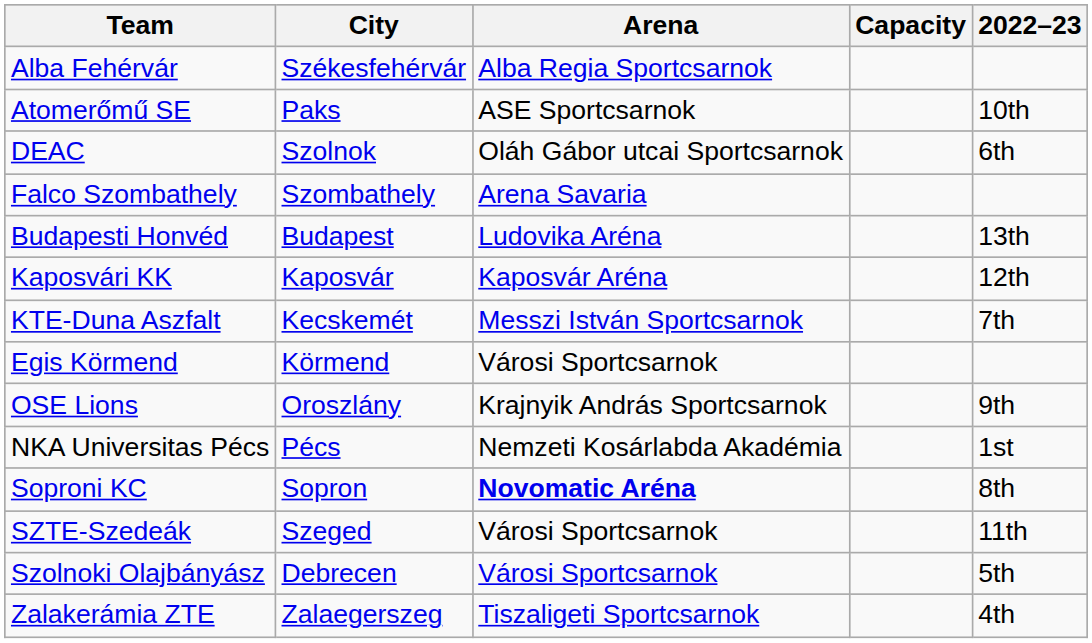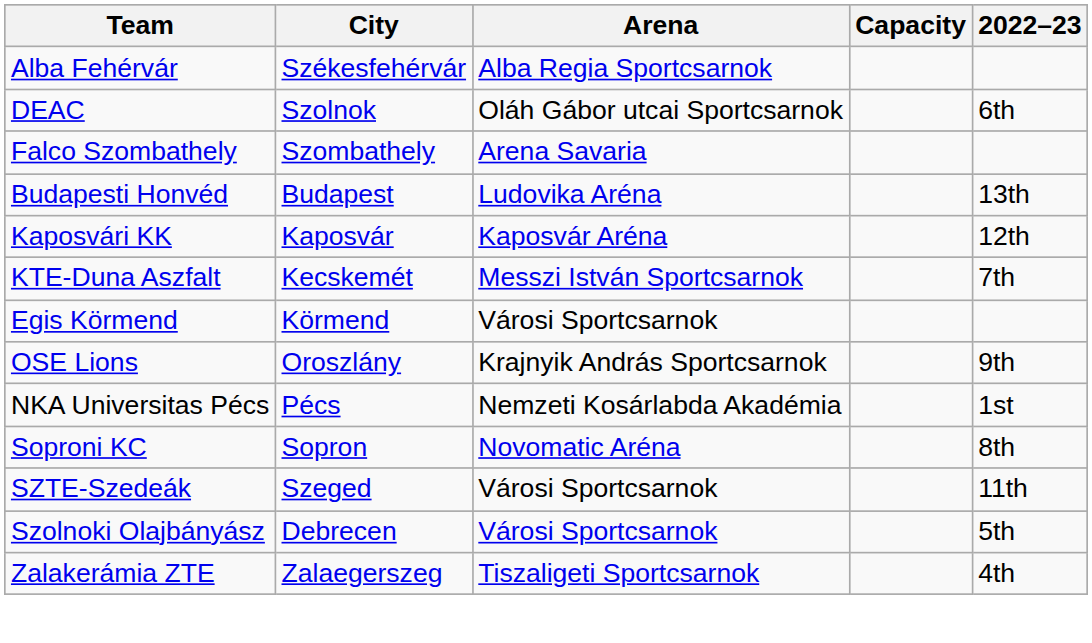- row: (101, 109)
(587, 488) bold -> (579, 446) normal
